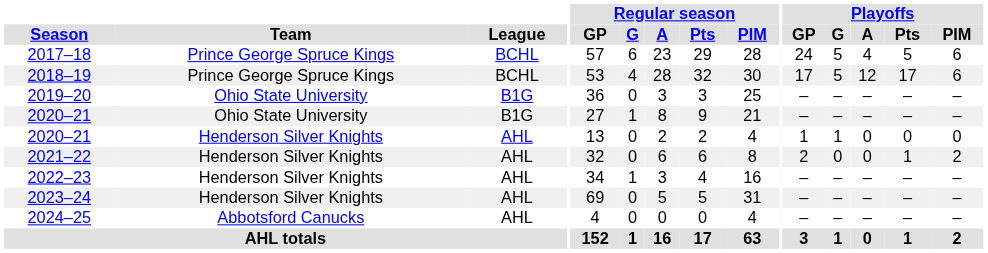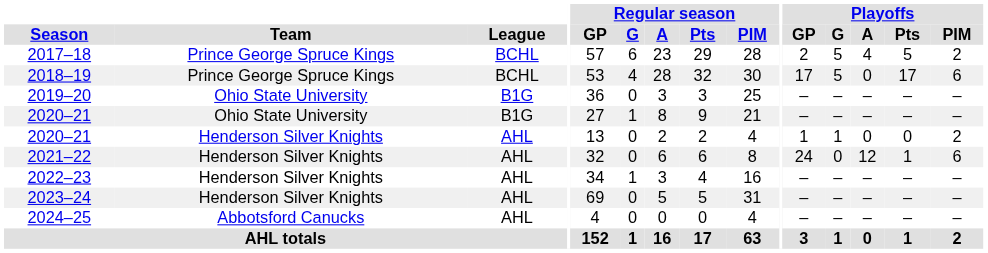(804, 54) 24 -> (804, 54) 2
(957, 54) 6 -> (957, 54) 2
(867, 75) 12 -> (867, 75) 0
(957, 136) 0 -> (957, 136) 2
(804, 156) 2 -> (804, 156) 24
(867, 156) 0 -> (867, 156) 12
(957, 156) 2 -> (957, 156) 6
